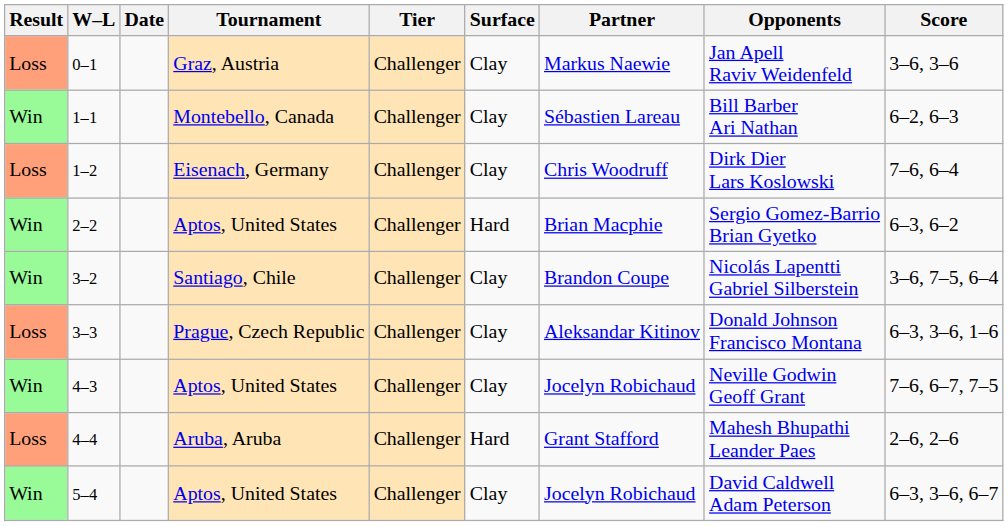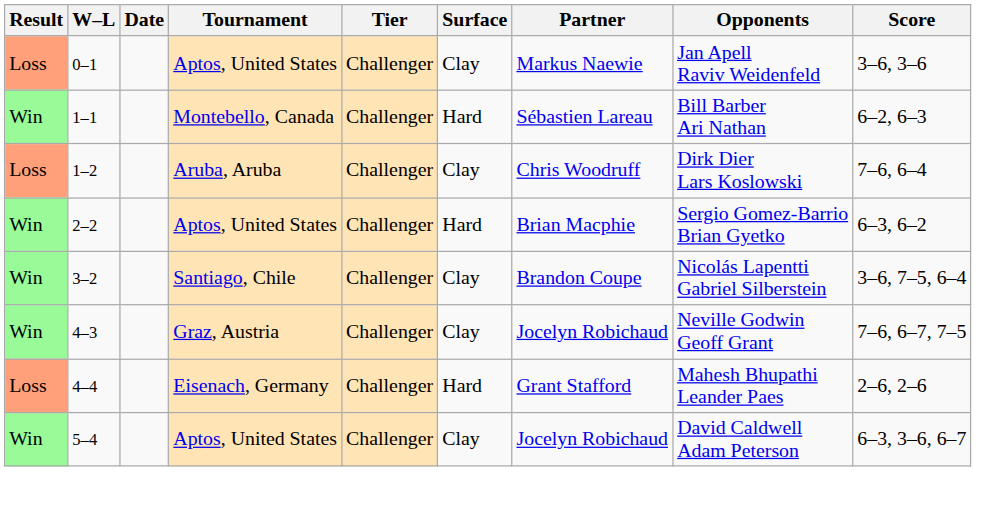(226, 62) Graz, Austria -> (255, 62) Aptos, United States
(489, 116) Clay -> (462, 116) Hard
(251, 170) Eisenach, Germany -> (227, 170) Aruba, Aruba
- row: (85, 333)
(255, 385) Aptos, United States -> (226, 331) Graz, Austria
(227, 439) Aruba, Aruba -> (251, 385) Eisenach, Germany
